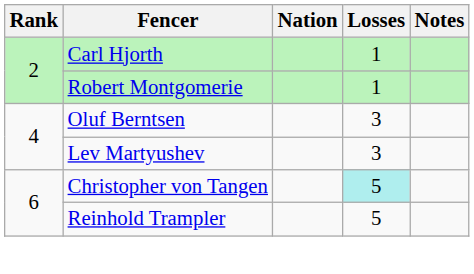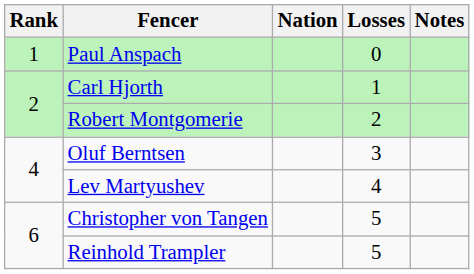+ row: (125, 53)
(376, 86) 1 -> (376, 119) 2
(376, 152) 3 -> (376, 185) 4
(376, 185) paleturquoise background -> (376, 218) no background
